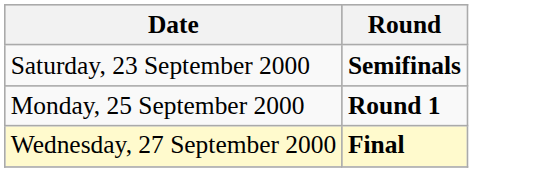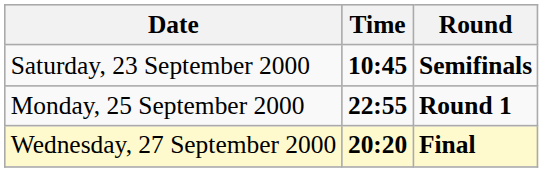+ column: (378, 24)
